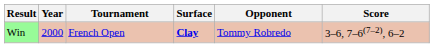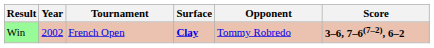(52, 31) 2000 -> (52, 31) 2002
(365, 31) normal -> (365, 31) bold
